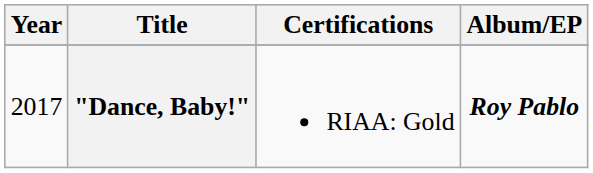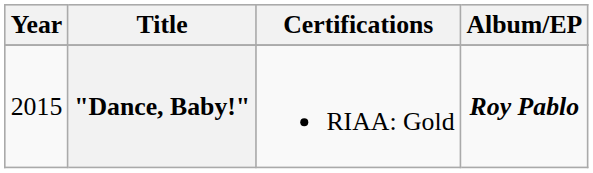(37, 106) 2017 -> (37, 106) 2015
